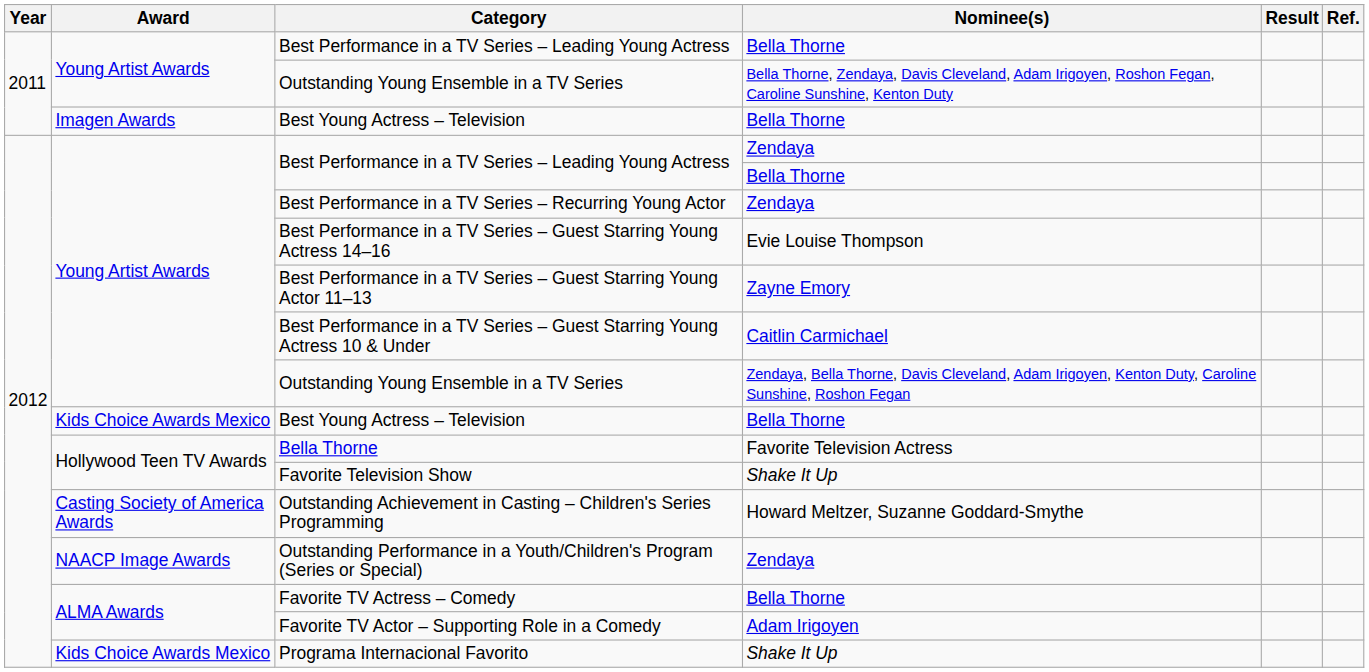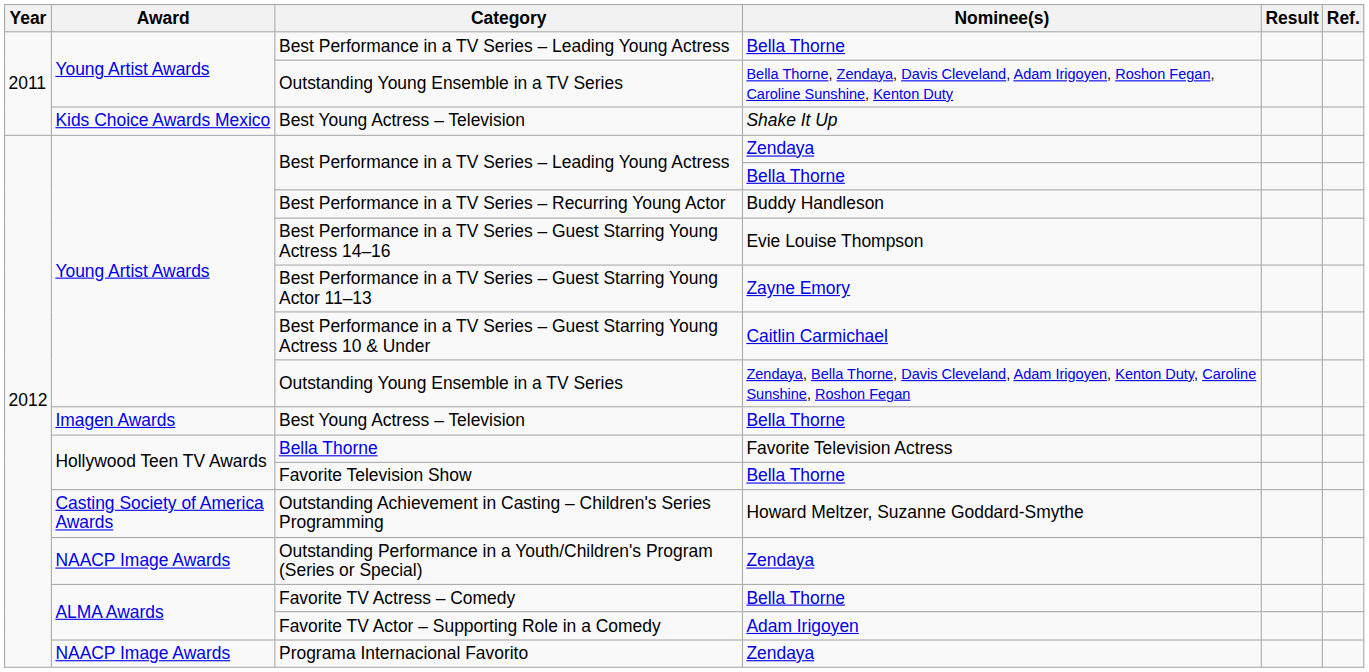(115, 120) Imagen Awards -> (163, 120) Kids Choice Awards Mexico
(796, 120) Bella Thorne -> (792, 120) Shake It Up
(780, 203) Zendaya -> (815, 203) Buddy Handleson
(163, 420) Kids Choice Awards Mexico -> (115, 420) Imagen Awards
(792, 475) Shake It Up -> (796, 475) Bella Thorne
(163, 653) Kids Choice Awards Mexico -> (143, 653) NAACP Image Awards
(792, 653) Shake It Up -> (780, 653) Zendaya
